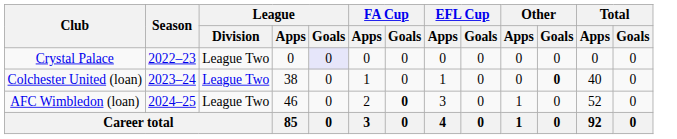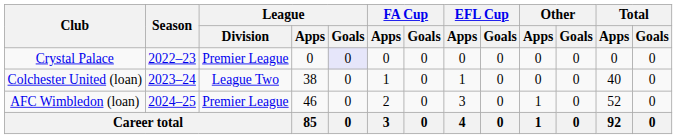(236, 58) League Two -> (245, 58) Premier League
(557, 79) bold -> (576, 79) normal
(236, 101) League Two -> (245, 101) Premier League
(405, 101) bold -> (424, 101) normal
